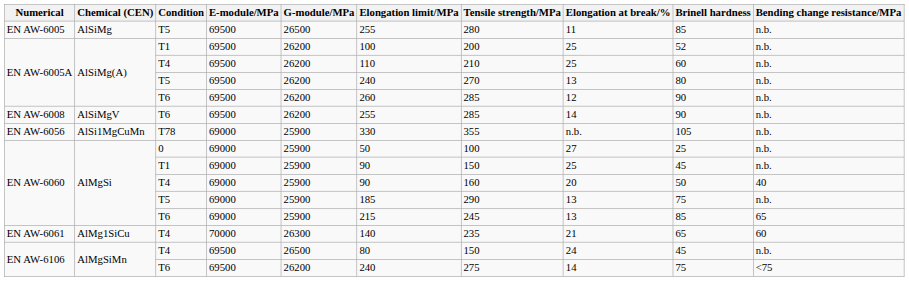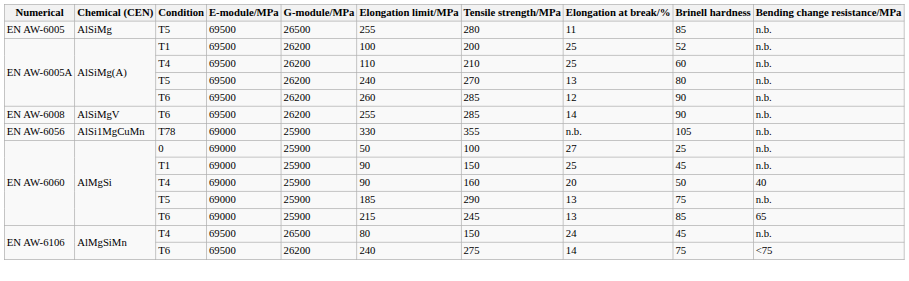- row: (36, 234)
